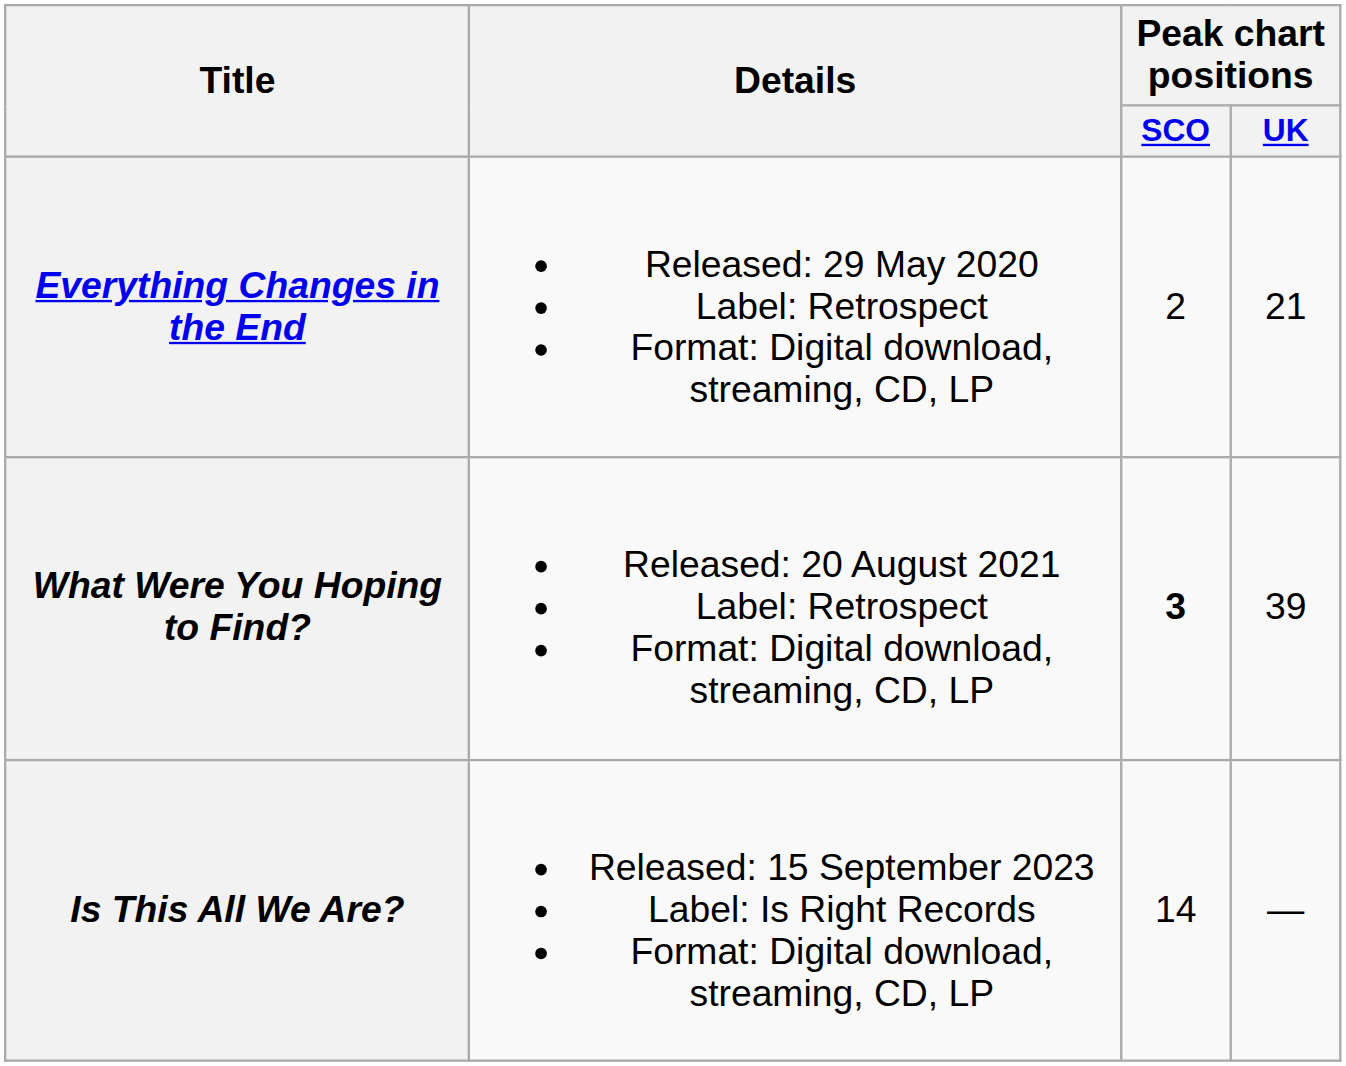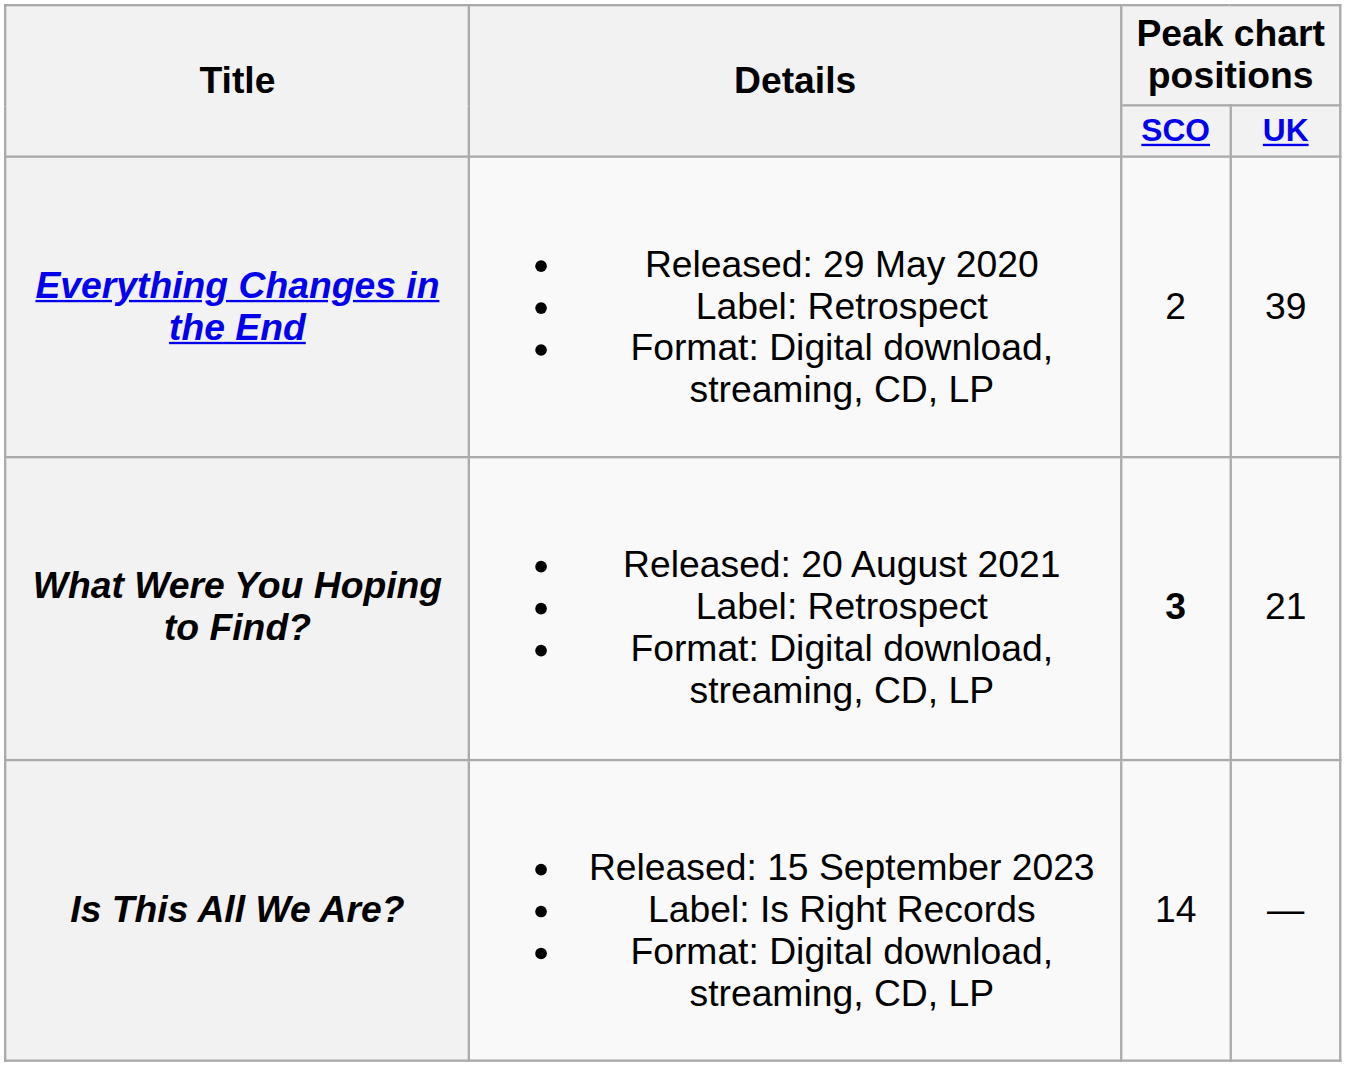(1286, 306) 21 -> (1286, 306) 39
(1286, 607) 39 -> (1286, 607) 21
